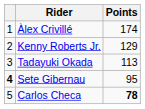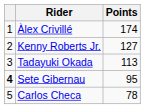(129, 46) 129 -> (129, 46) 127
(132, 96) bold -> (132, 96) normal
